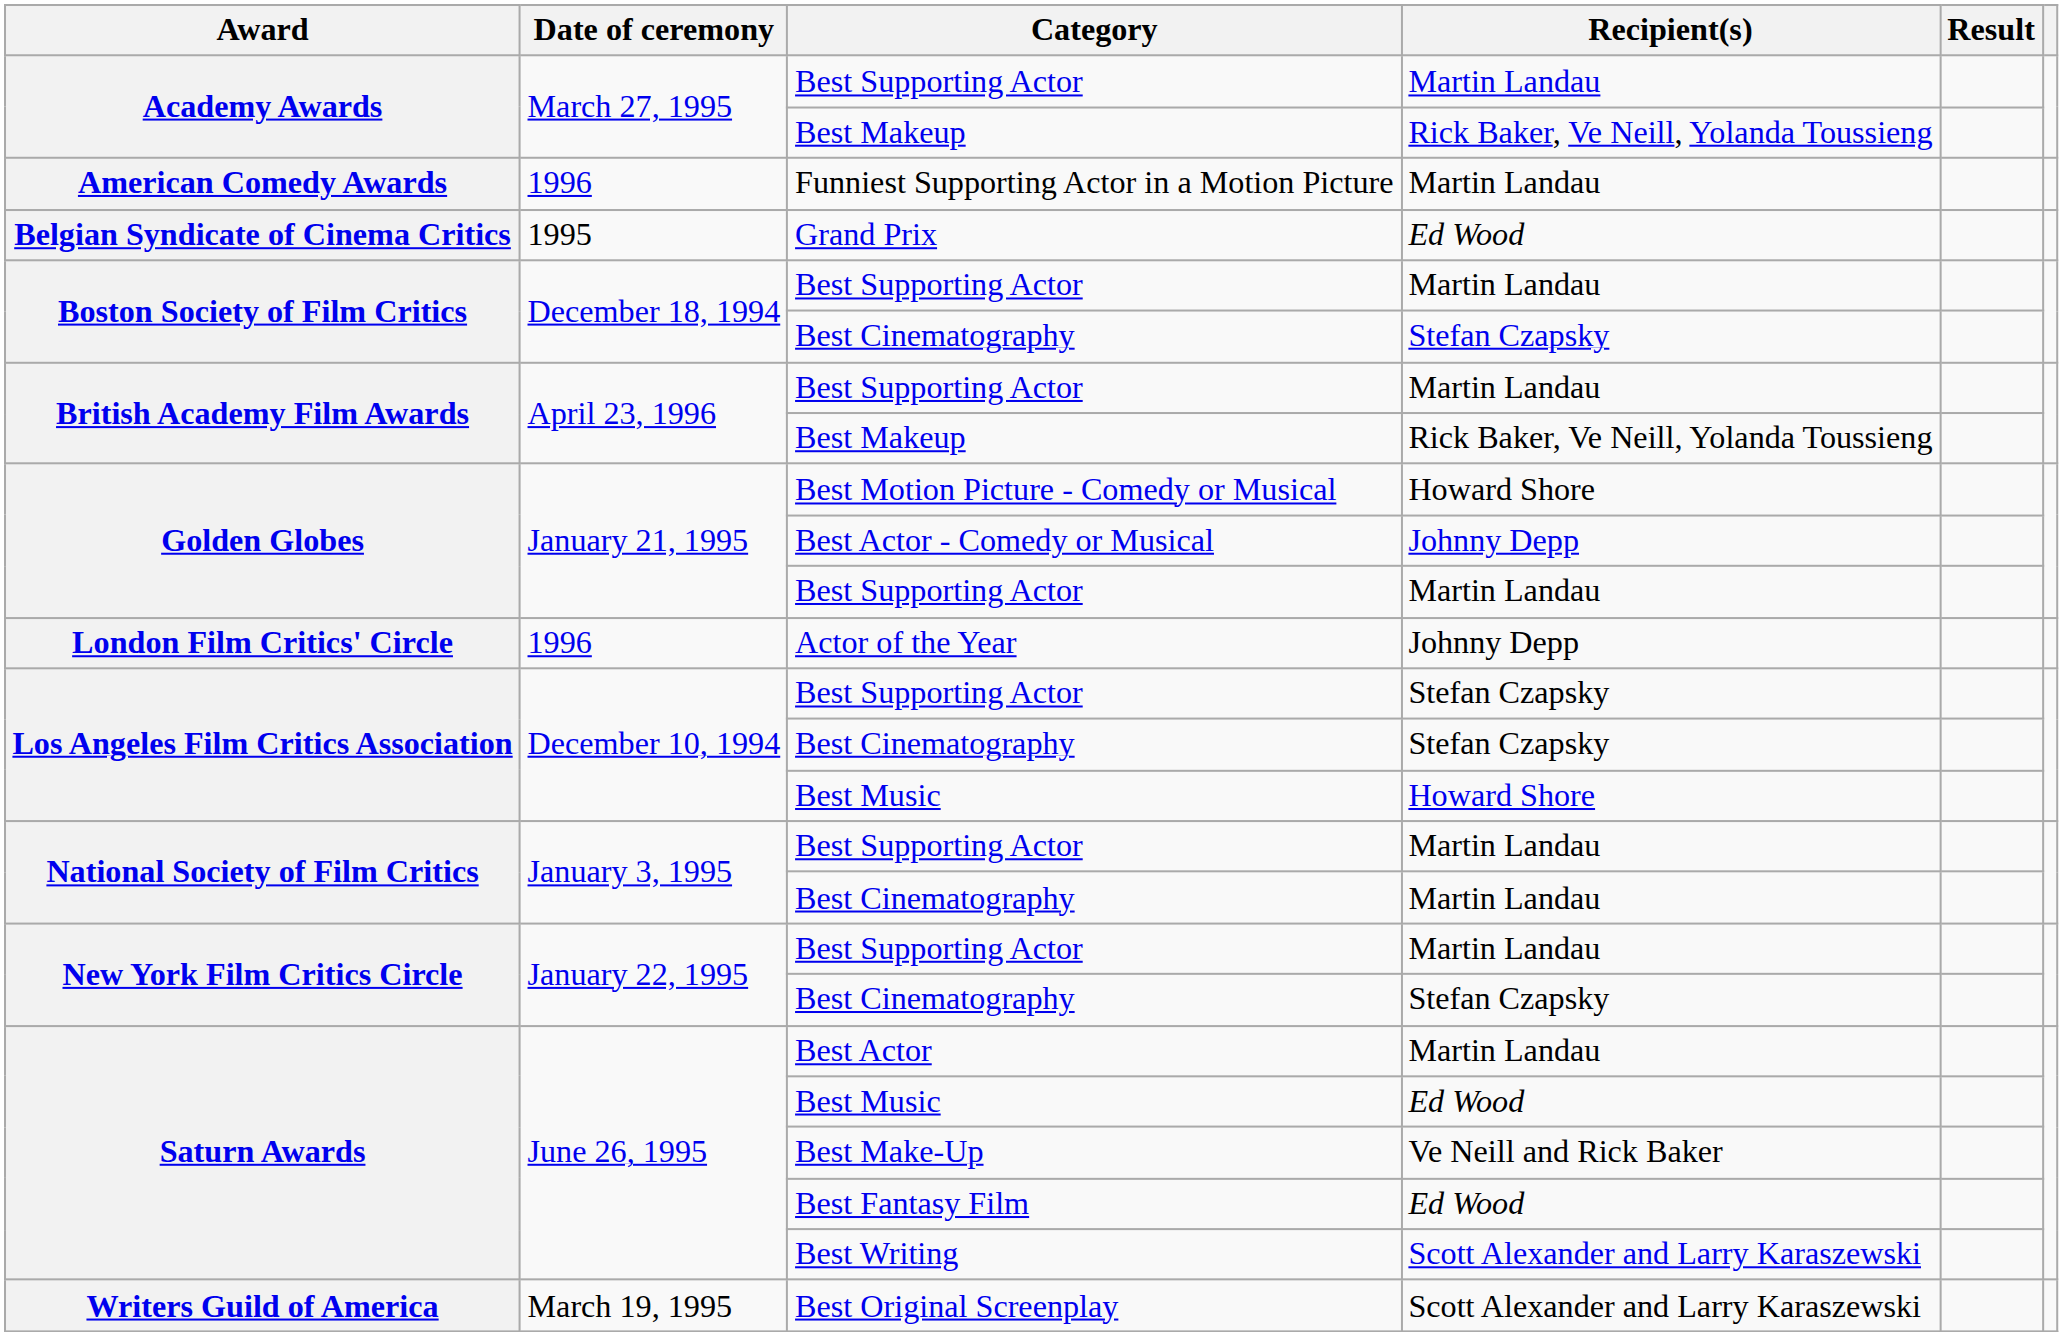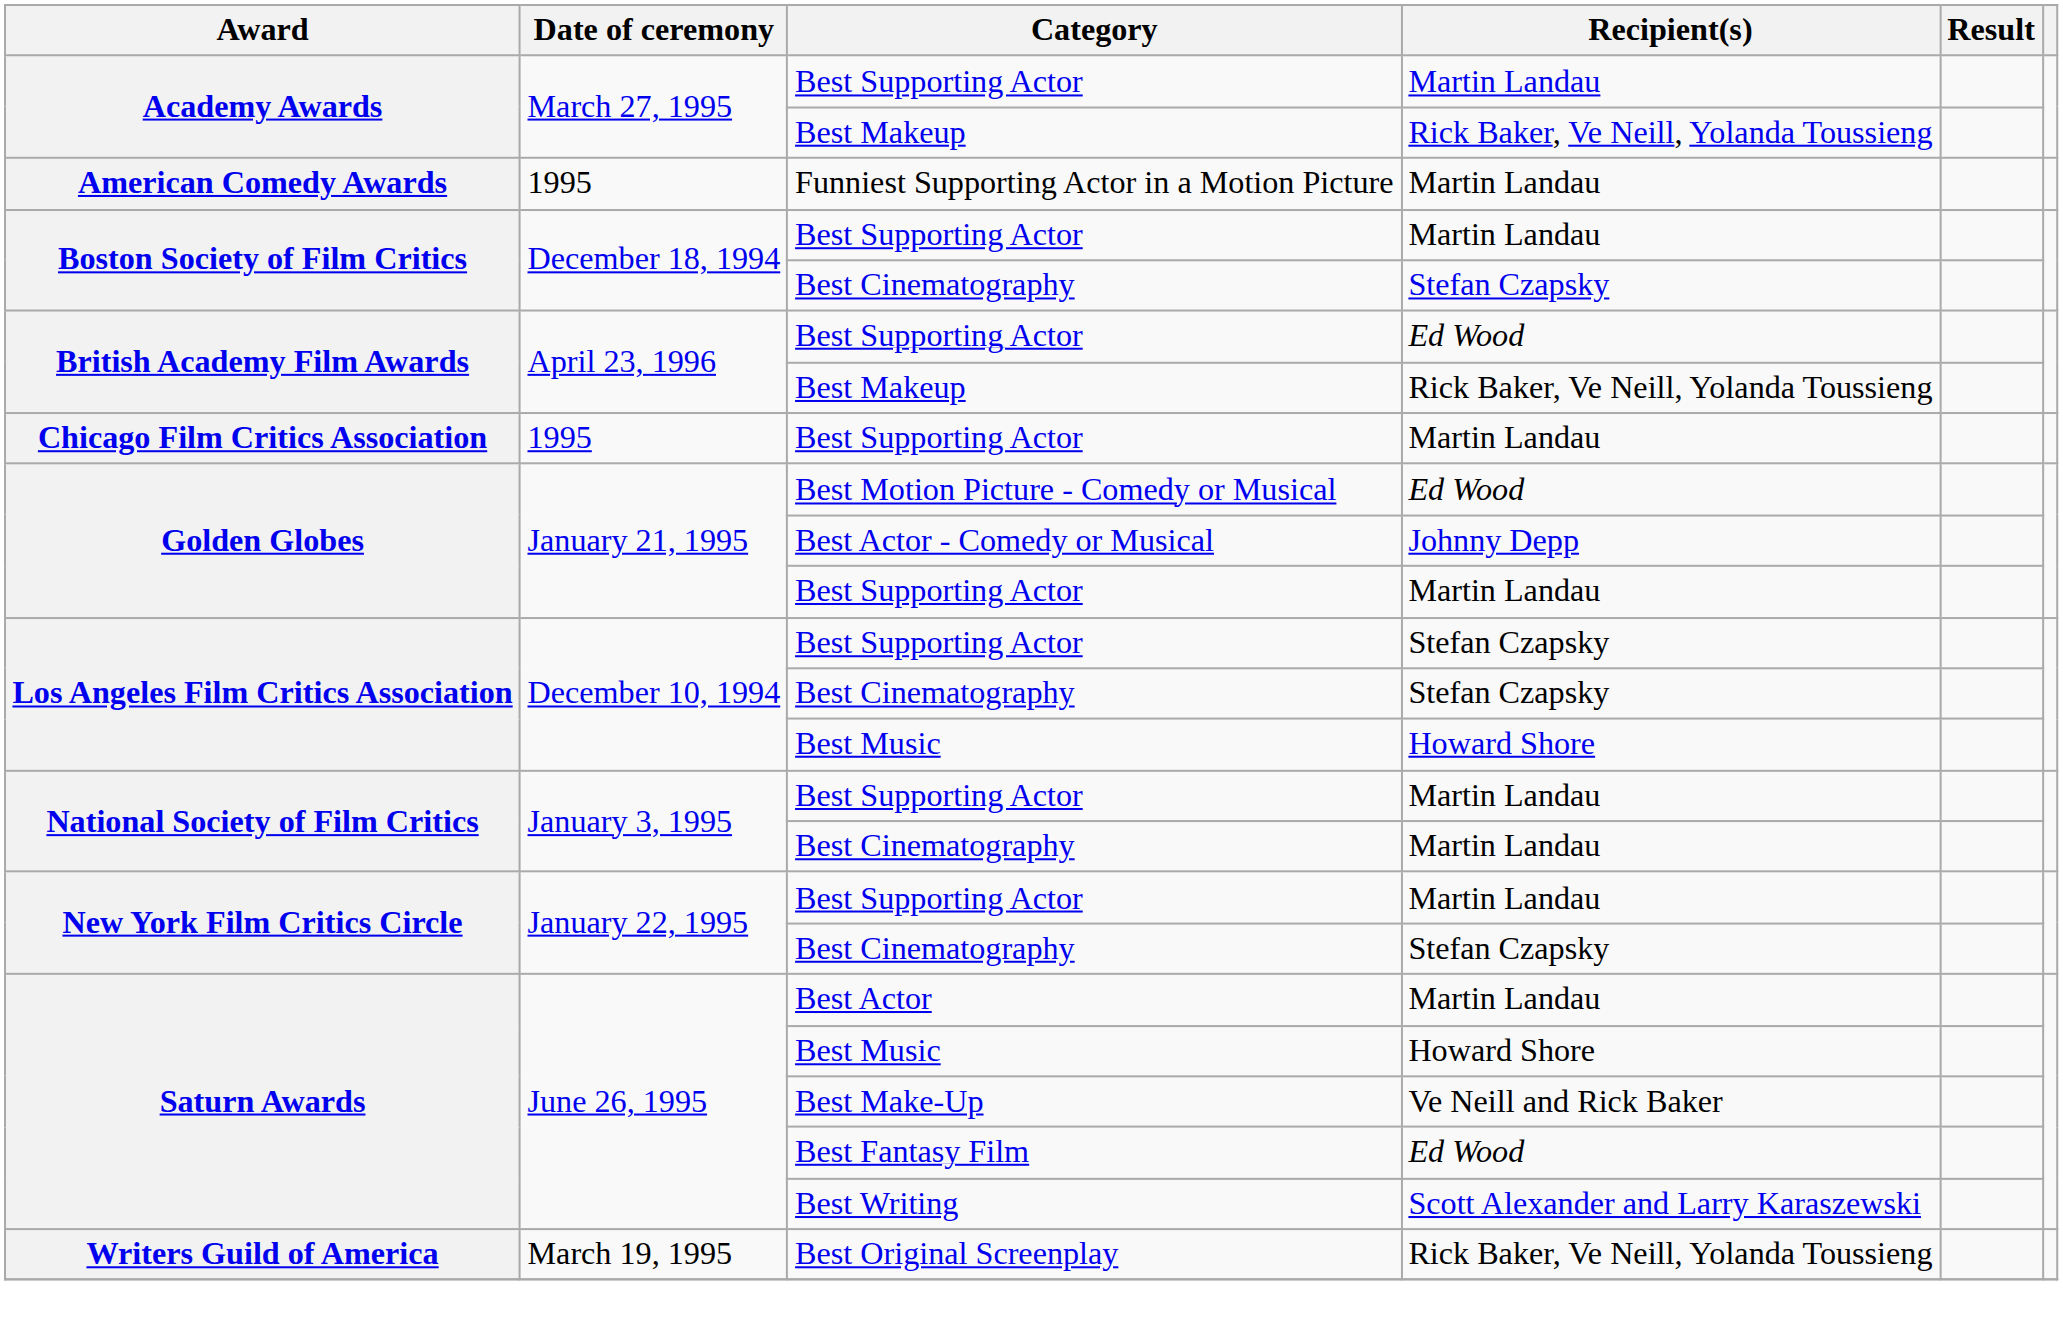(560, 183) 1996 -> (560, 183) 1995
- row: (263, 234)
(1504, 387) Martin Landau -> (1466, 336) Ed Wood
+ row: (263, 438)
(1502, 489) Howard Shore -> (1466, 489) Ed Wood
- row: (263, 642)
(1466, 1101) Ed Wood -> (1502, 1050) Howard Shore
(1665, 1305) Scott Alexander and Larry Karaszewski -> (1670, 1254) Rick Baker, Ve Neill, Yolanda Toussieng
